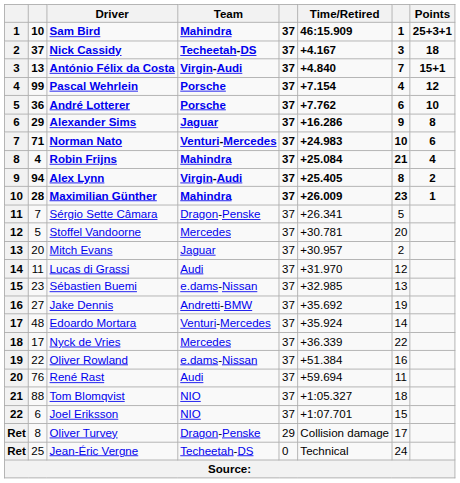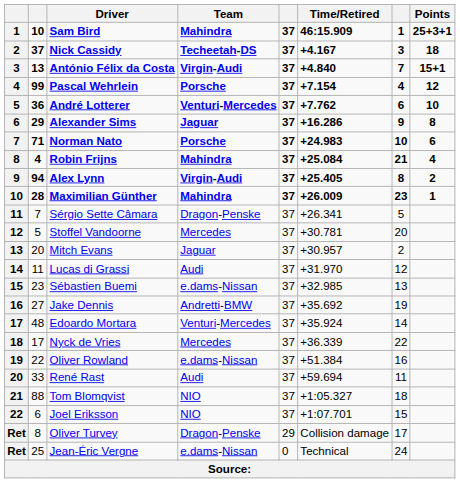(203, 104) Porsche -> (228, 104) Venturi-Mercedes
(228, 141) Venturi-Mercedes -> (203, 141) Porsche
(38, 378) 76 -> (38, 378) 33
(217, 450) Techeetah-DS -> (219, 450) e.dams-Nissan
